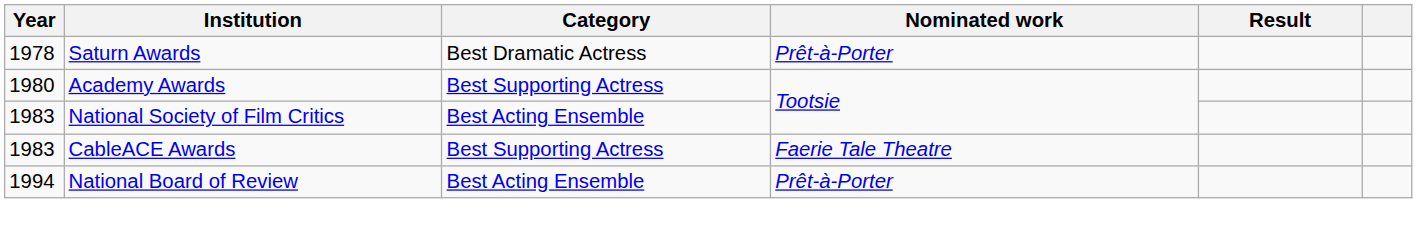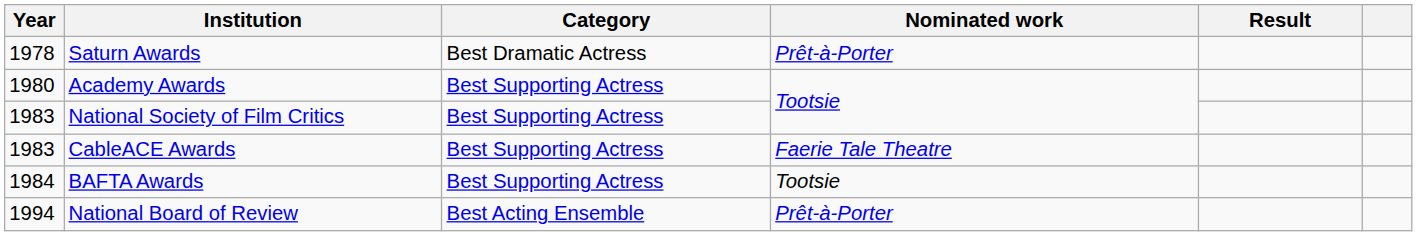(545, 117) Best Acting Ensemble -> (555, 117) Best Supporting Actress
+ row: (136, 181)
